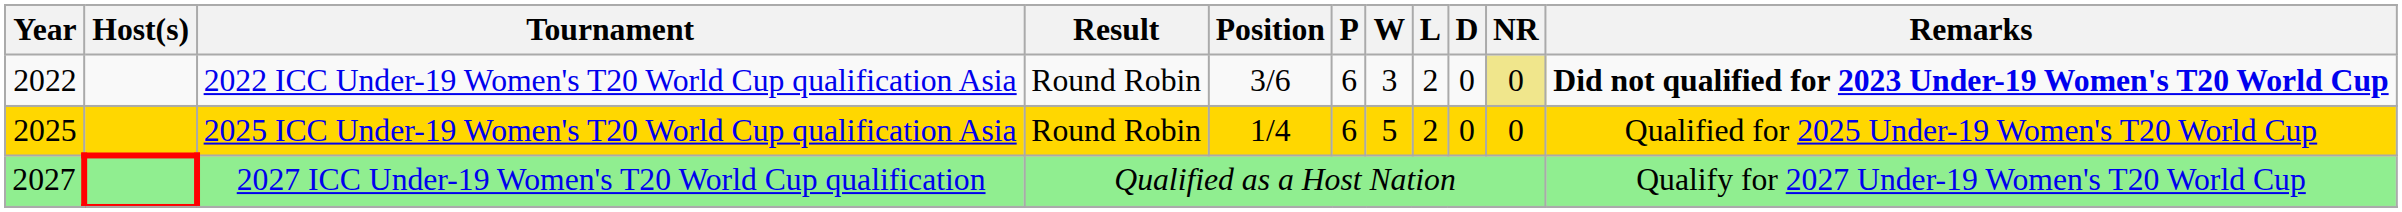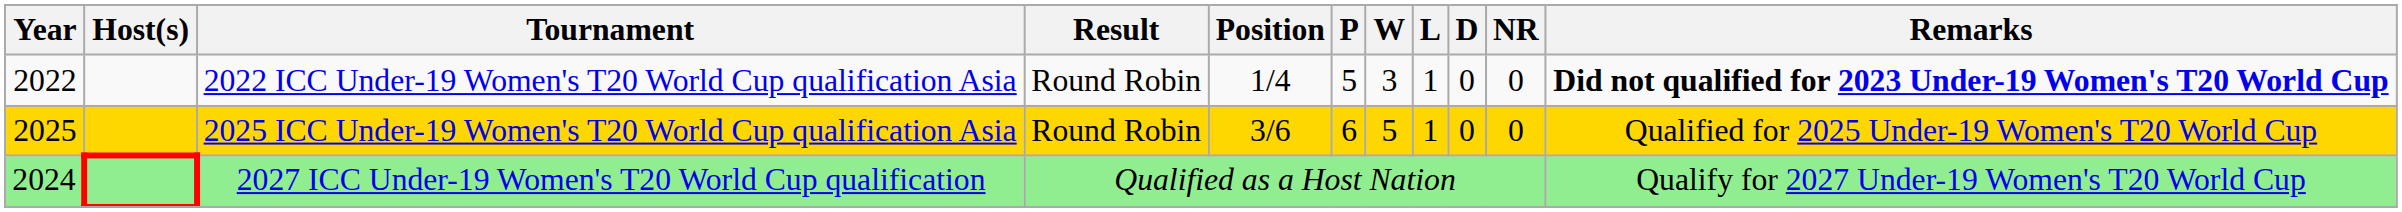(1270, 79) 3/6 -> (1270, 79) 1/4
(1349, 79) 6 -> (1349, 79) 5
(1430, 79) 2 -> (1430, 79) 1
(1516, 79) khaki background -> (1516, 79) no background
(1270, 130) 1/4 -> (1270, 130) 3/6
(1430, 130) 2 -> (1430, 130) 1
(44, 180) 2027 -> (44, 180) 2024
